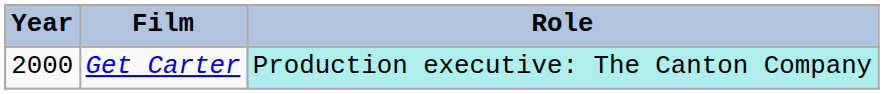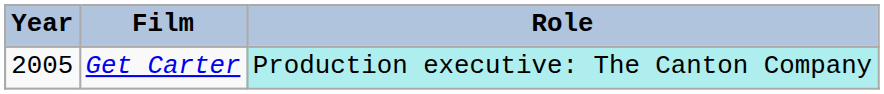(42, 68) 2000 -> (42, 68) 2005
